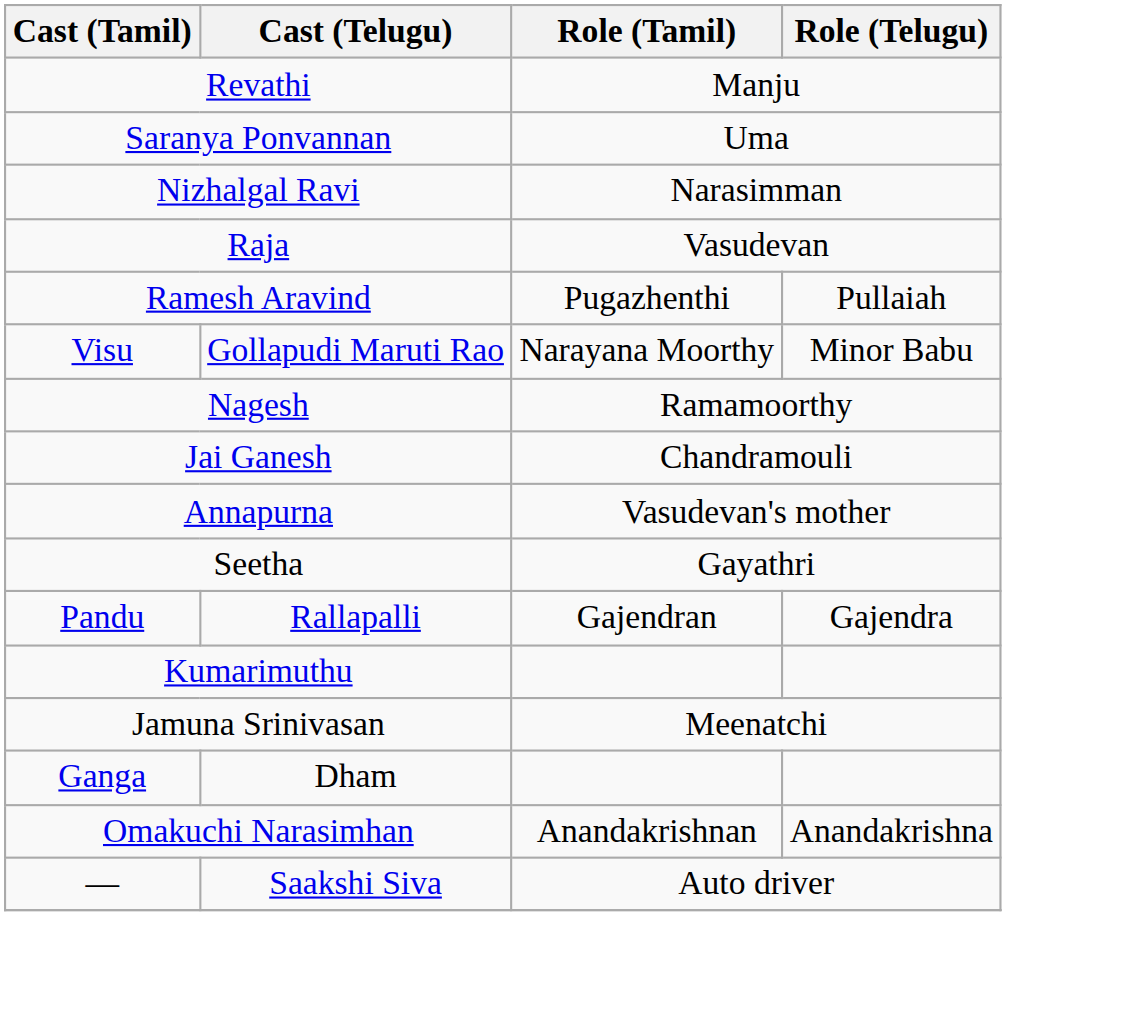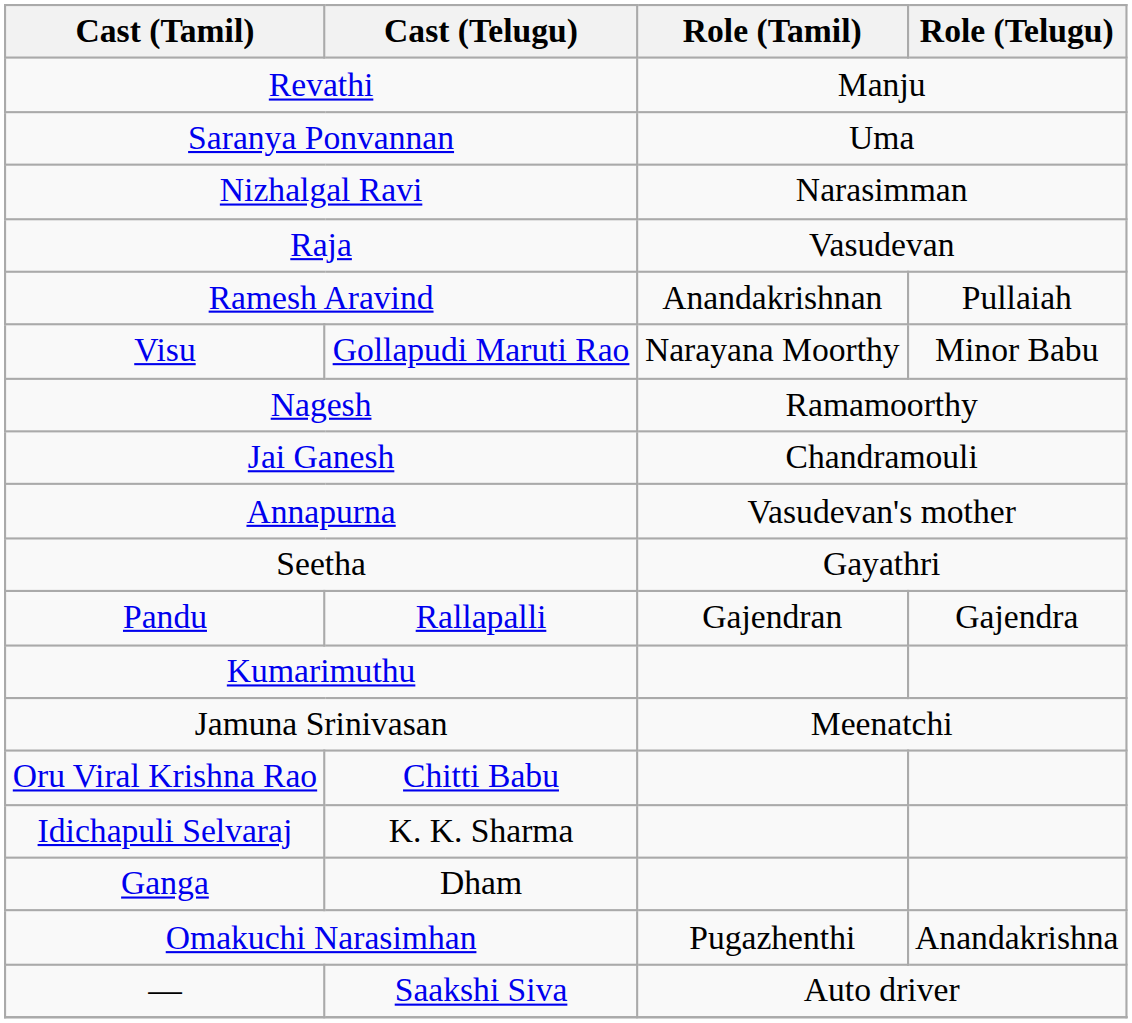(647, 297) Pugazhenthi -> (772, 297) Anandakrishnan
+ row: (165, 777)
+ row: (165, 830)
(647, 830) Anandakrishnan -> (772, 937) Pugazhenthi
